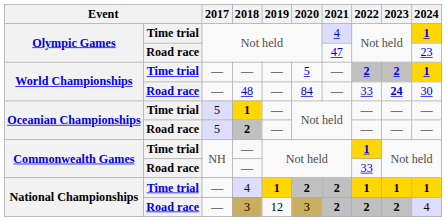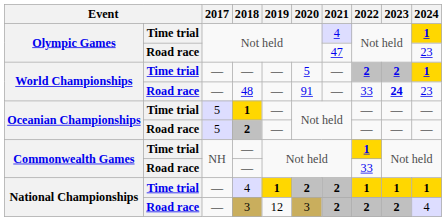(307, 91) 84 -> (307, 91) 91
(427, 91) 30 -> (427, 91) 23
